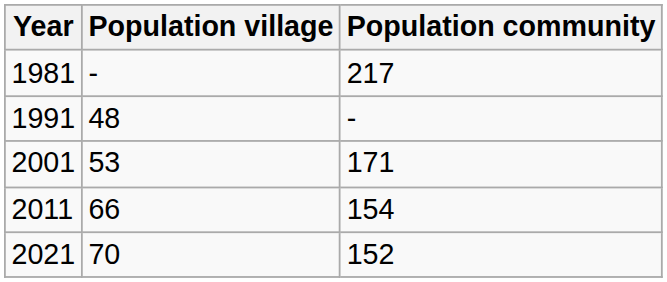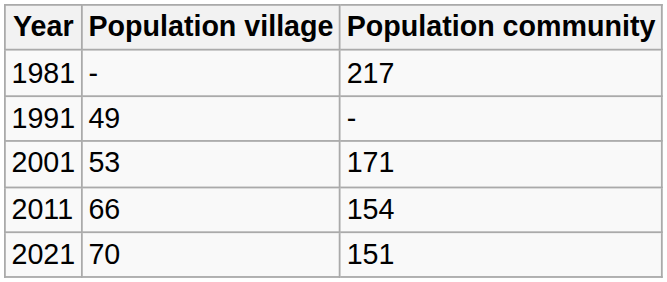(104, 118) 48 -> (104, 118) 49
(371, 254) 152 -> (371, 254) 151
